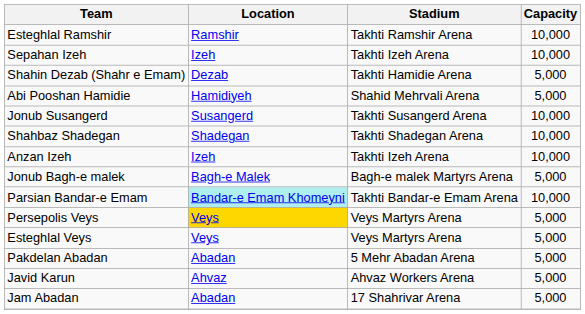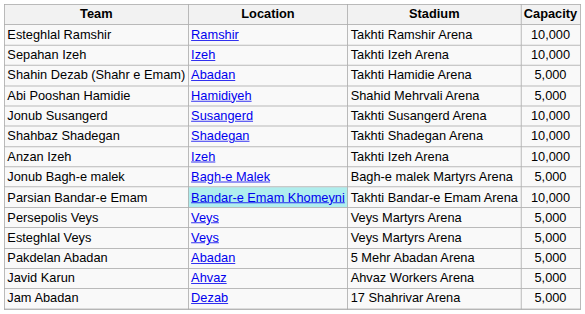(210, 75) Dezab -> (213, 75) Abadan
(205, 217) gold background -> (205, 217) no background
(213, 298) Abadan -> (210, 298) Dezab
